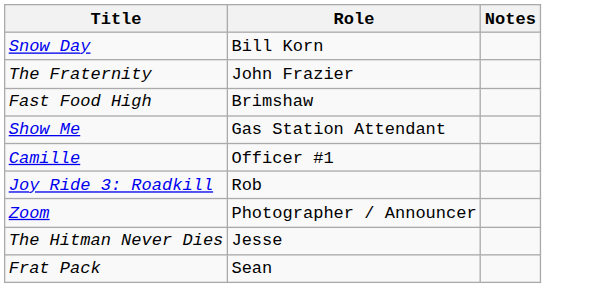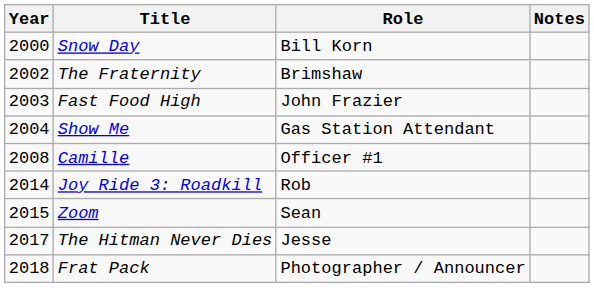+ column: (29, 19)
(293, 74) John Frazier -> (321, 74) Brimshaw
(272, 102) Brimshaw -> (342, 102) John Frazier
(354, 213) Photographer / Announcer -> (301, 213) Sean
(252, 268) Sean -> (403, 268) Photographer / Announcer
